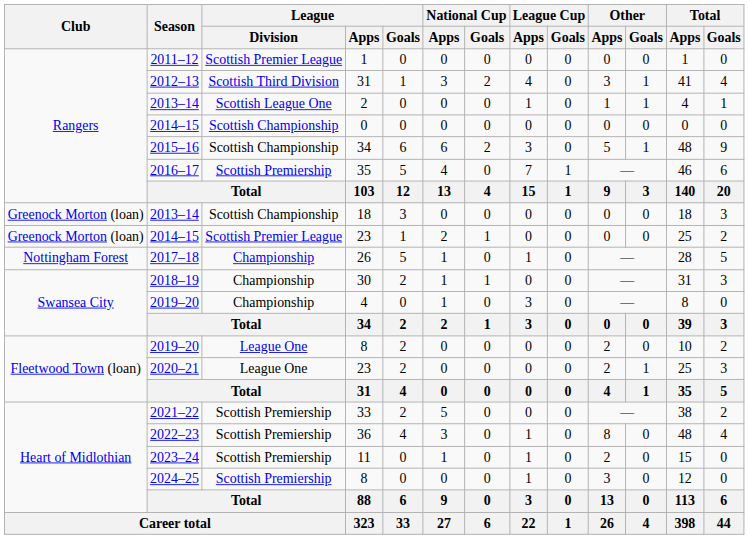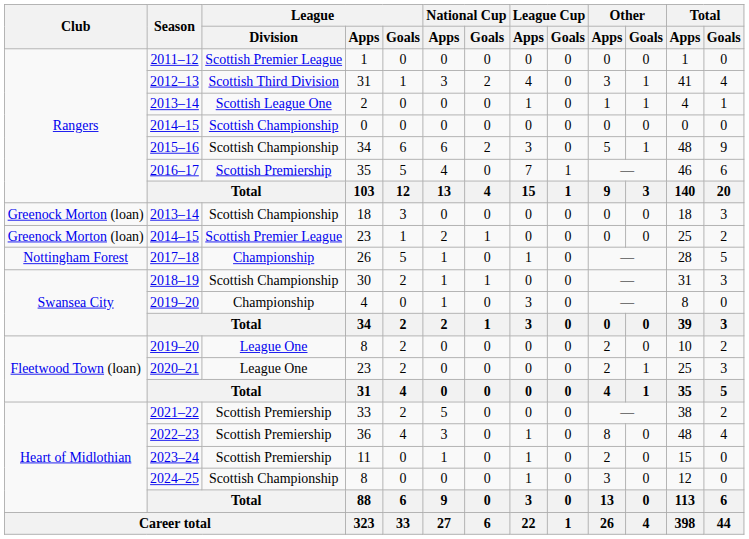(274, 280) Championship -> (274, 280) Scottish Championship
(274, 479) Scottish Premiership -> (274, 479) Scottish Championship
